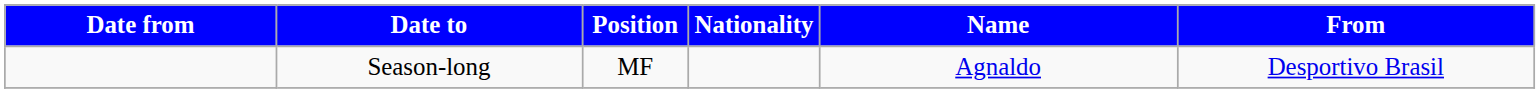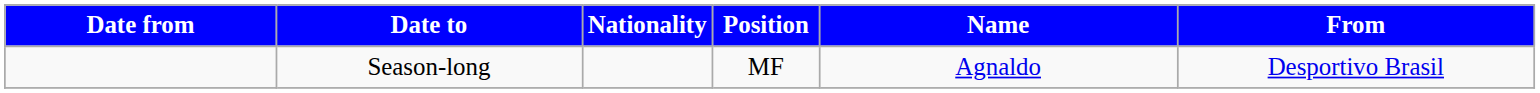columns swapped: (635, 25) <-> (754, 25)
